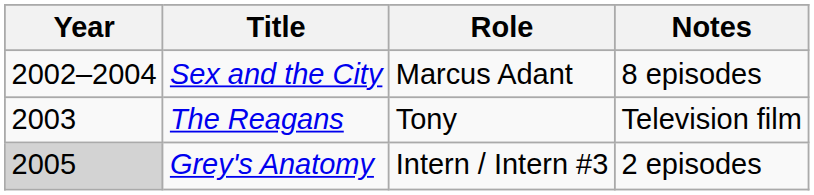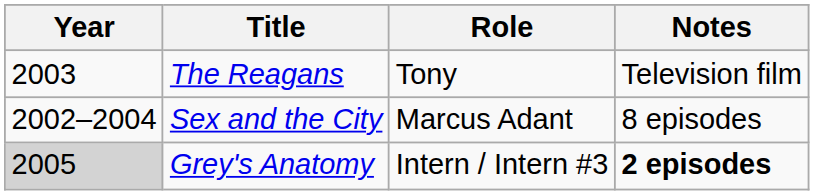rows swapped: (276, 73) <-> (257, 119)
(692, 165) normal -> (696, 165) bold
